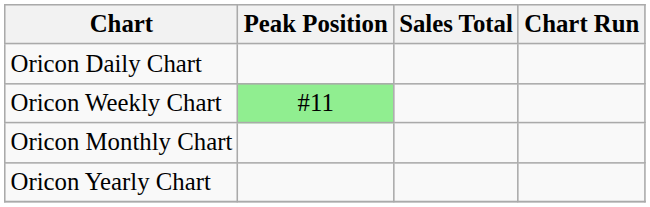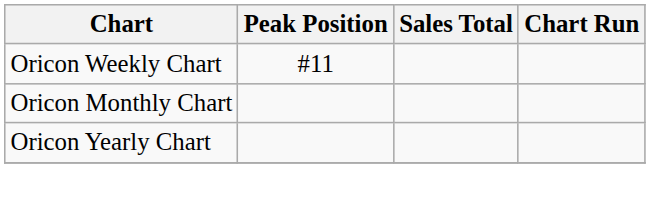- row: (106, 63)
(316, 102) lightgreen background -> (316, 63) no background
